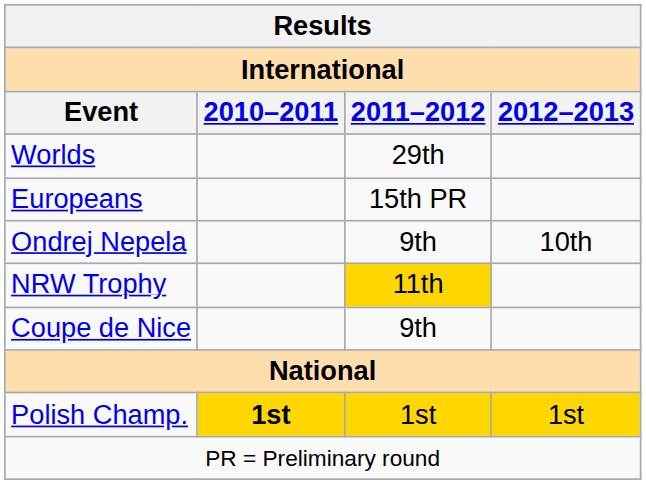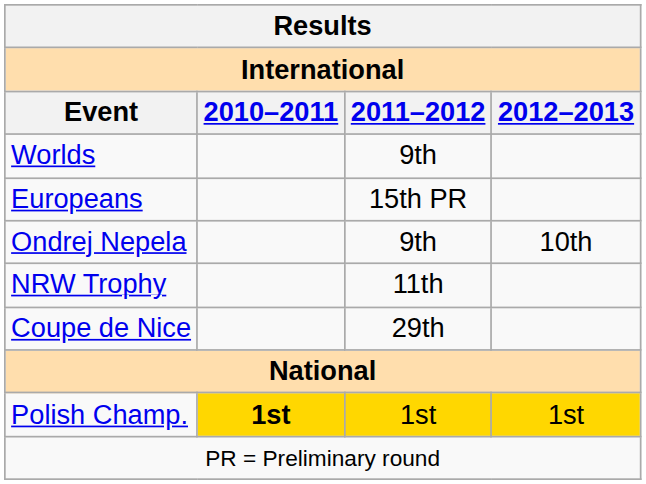(418, 155) 29th -> (418, 155) 9th
(418, 284) gold background -> (418, 284) no background
(418, 328) 9th -> (418, 328) 29th
